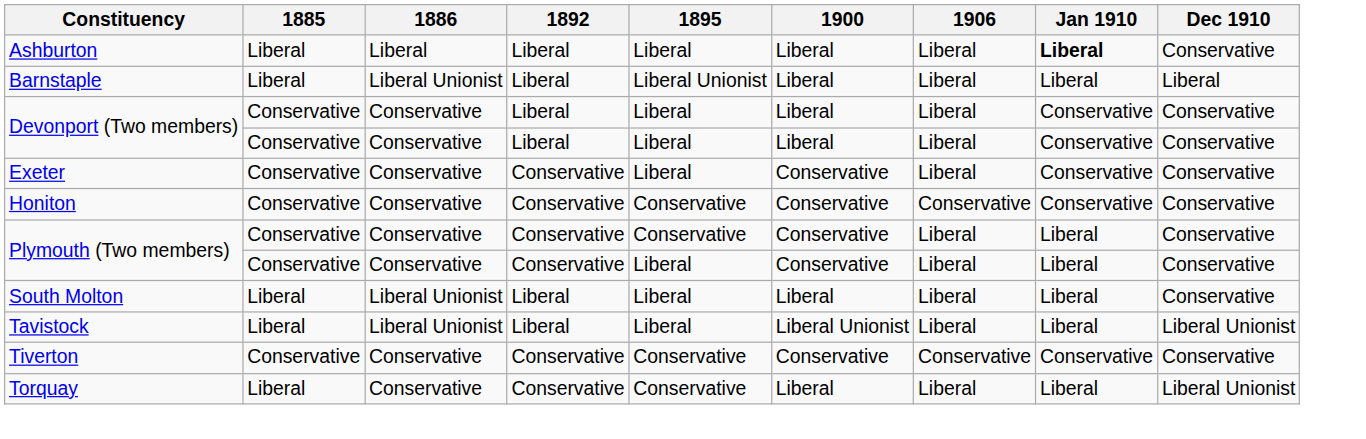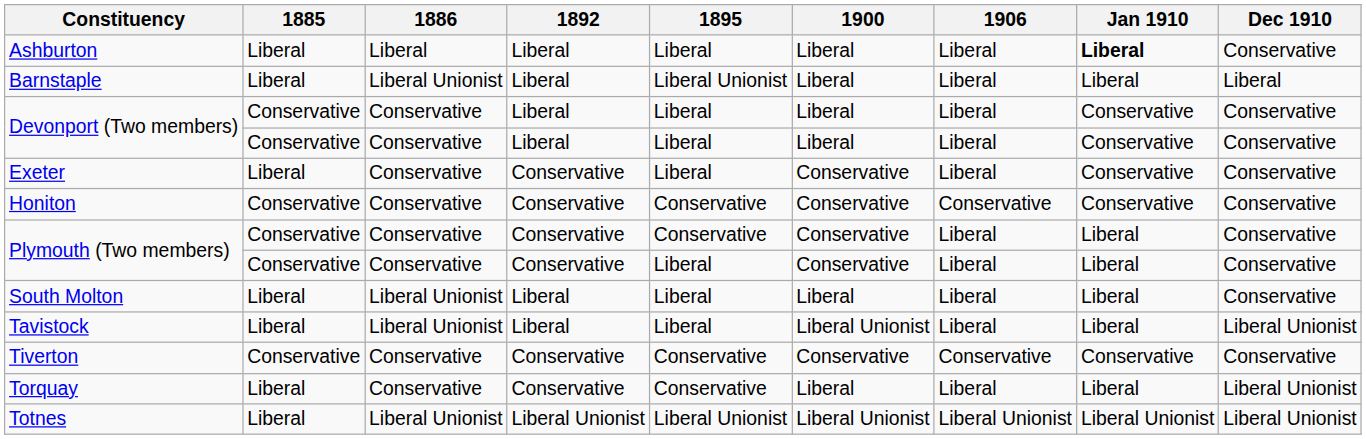(304, 173) Conservative -> (276, 173) Liberal
+ row: (38, 419)
